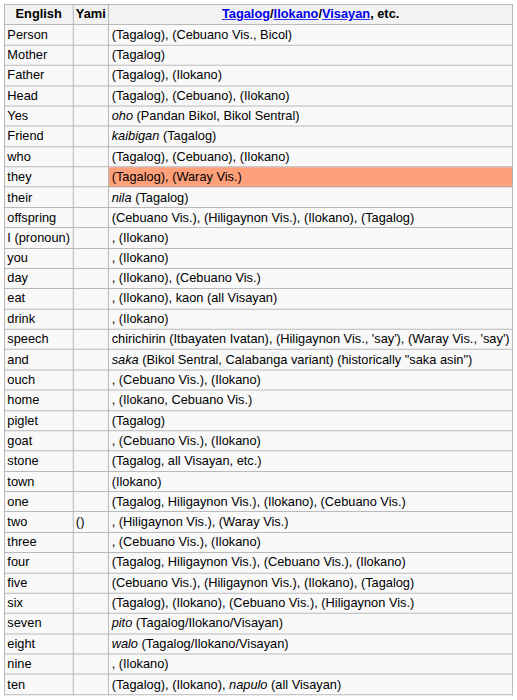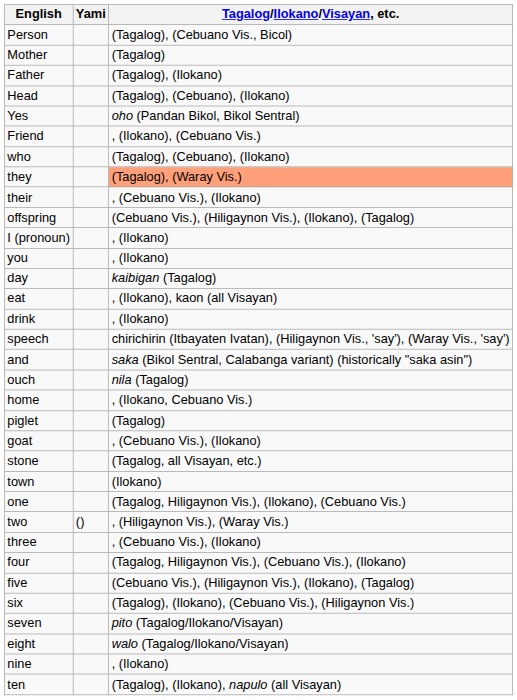(164, 136) kaibigan (Tagalog) -> (186, 136) , (Ilokano), (Cebuano Vis.)
(150, 197) nila (Tagalog) -> (186, 197) , (Cebuano Vis.), (Ilokano)
(186, 278) , (Ilokano), (Cebuano Vis.) -> (164, 278) kaibigan (Tagalog)
(186, 380) , (Cebuano Vis.), (Ilokano) -> (150, 380) nila (Tagalog)
